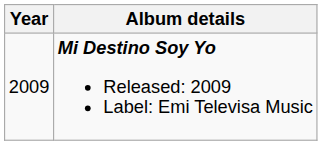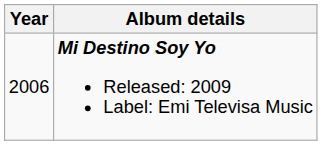(29, 86) 2009 -> (29, 86) 2006
